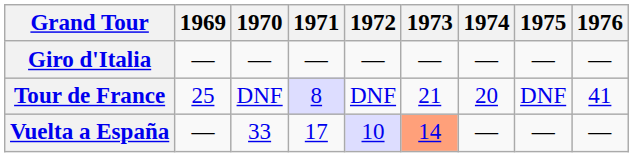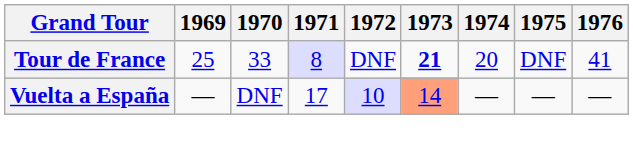- row: (90, 59)
(260, 95) DNF -> (260, 59) 33
(430, 95) normal -> (430, 59) bold
(260, 132) 33 -> (260, 95) DNF
